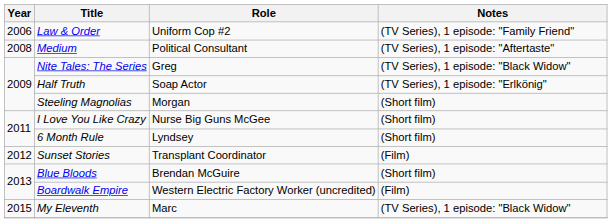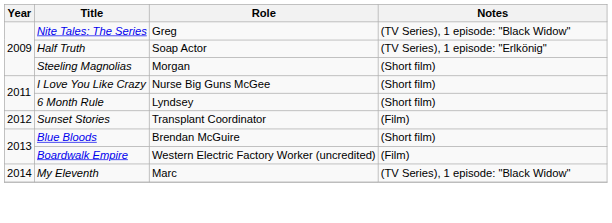- row: (68, 31)
- row: (57, 48)
(19, 208) 2015 -> (19, 173) 2014
